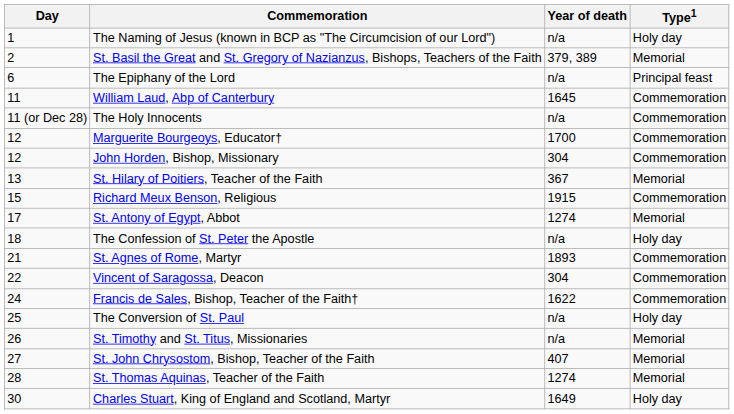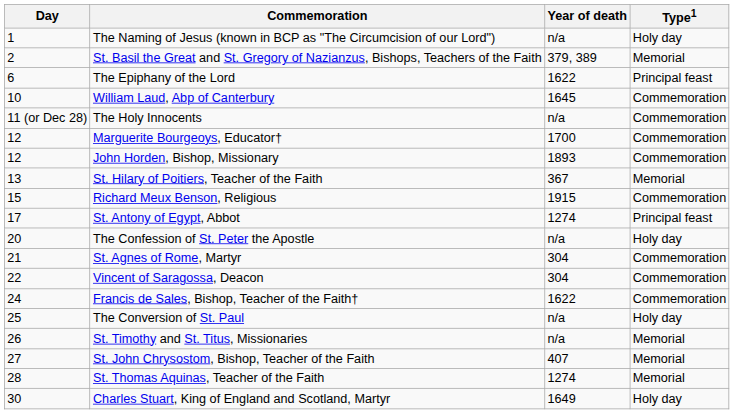(556, 78) n/a -> (562, 78) 1622
(14, 98) 11 -> (14, 98) 10
(558, 158) 304 -> (562, 158) 1893
(659, 218) Memorial -> (672, 218) Principal feast
(14, 238) 18 -> (14, 238) 20
(562, 258) 1893 -> (558, 258) 304
